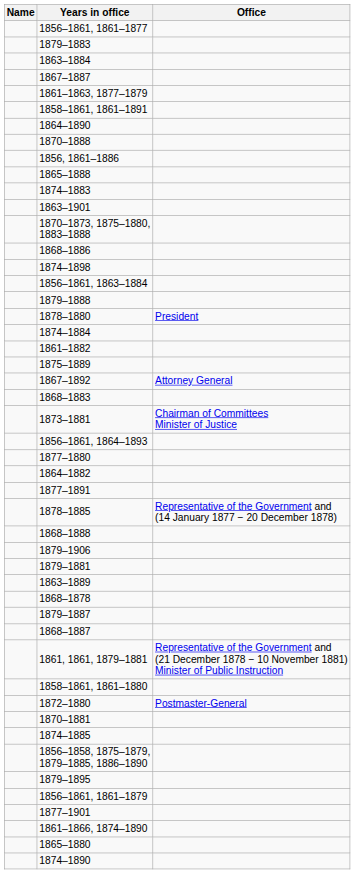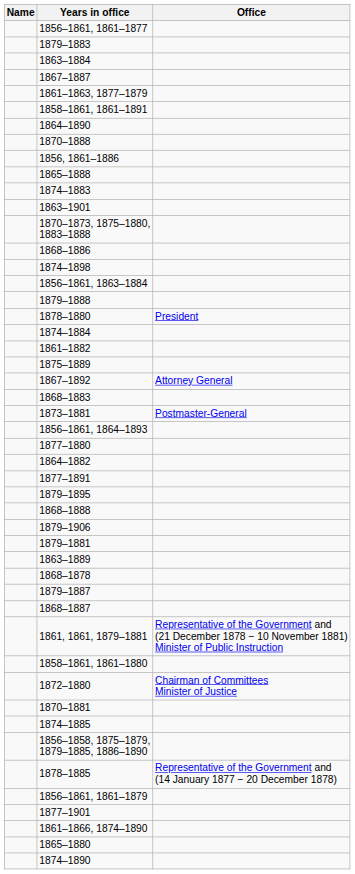(212, 419) Chairman of Committees Minister of Justice -> (201, 413) Postmaster-General
rows swapped: (65, 512) <-> (65, 780)
(201, 703) Postmaster-General -> (212, 686) Chairman of Committees Minister of Justice
